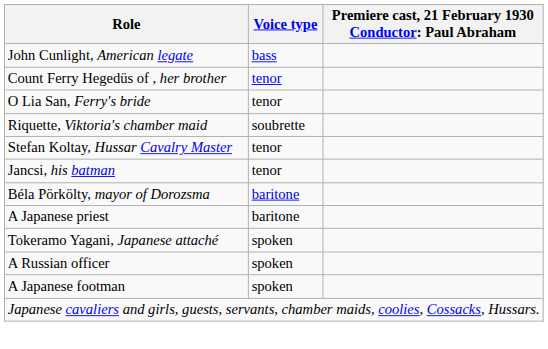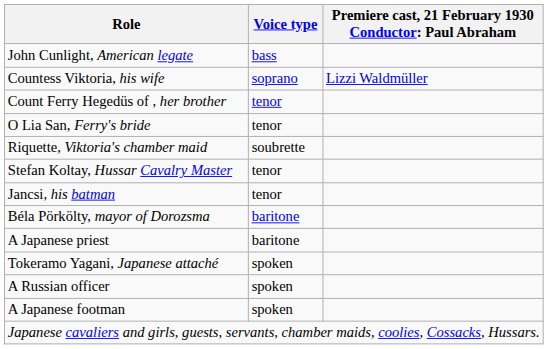+ row: (86, 78)
